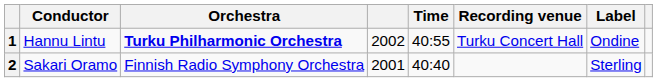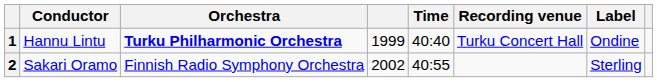(388, 40) 2002 -> (388, 40) 1999
(431, 40) 40:55 -> (431, 40) 40:40
(388, 64) 2001 -> (388, 64) 2002
(431, 64) 40:40 -> (431, 64) 40:55
